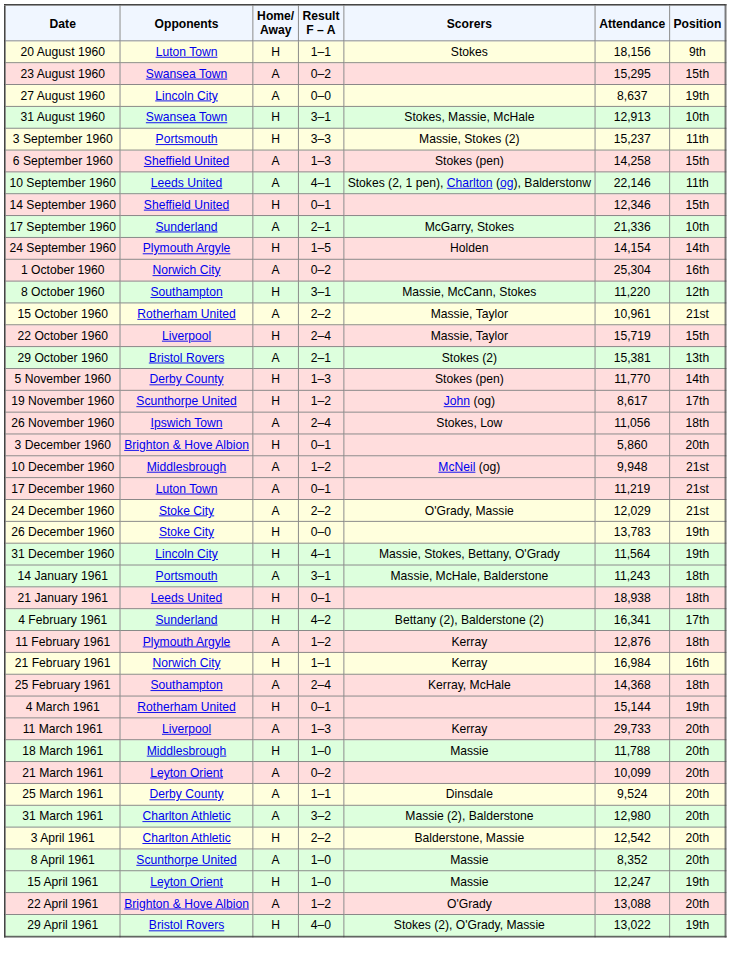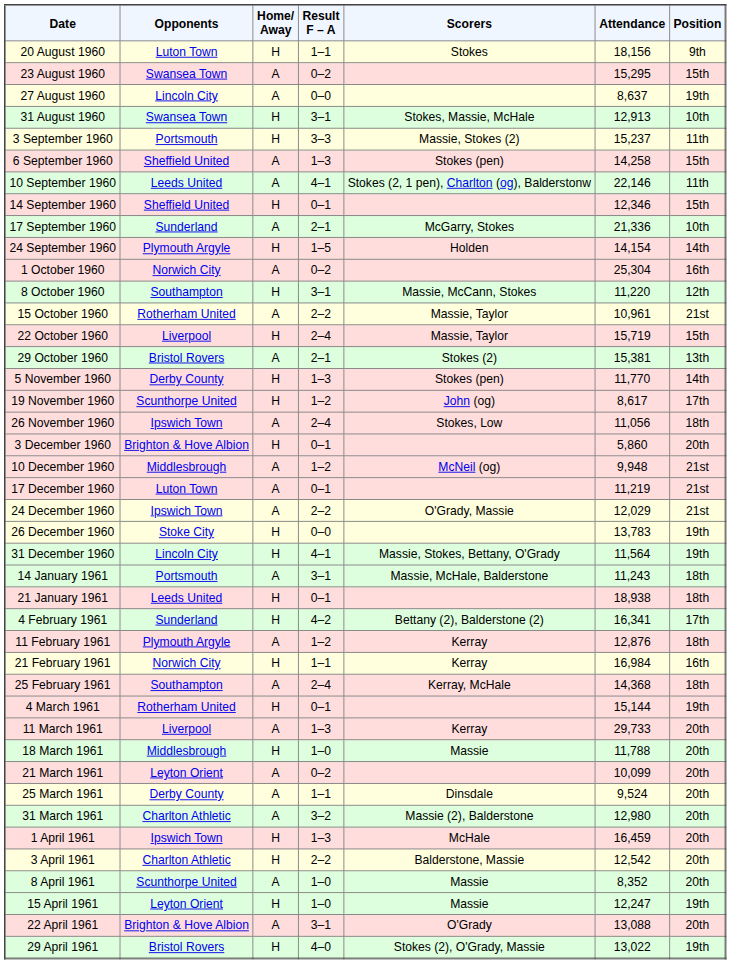(187, 510) Stoke City -> (187, 510) Ipswich Town
+ row: (63, 838)
(321, 904) 1–2 -> (321, 925) 3–1
